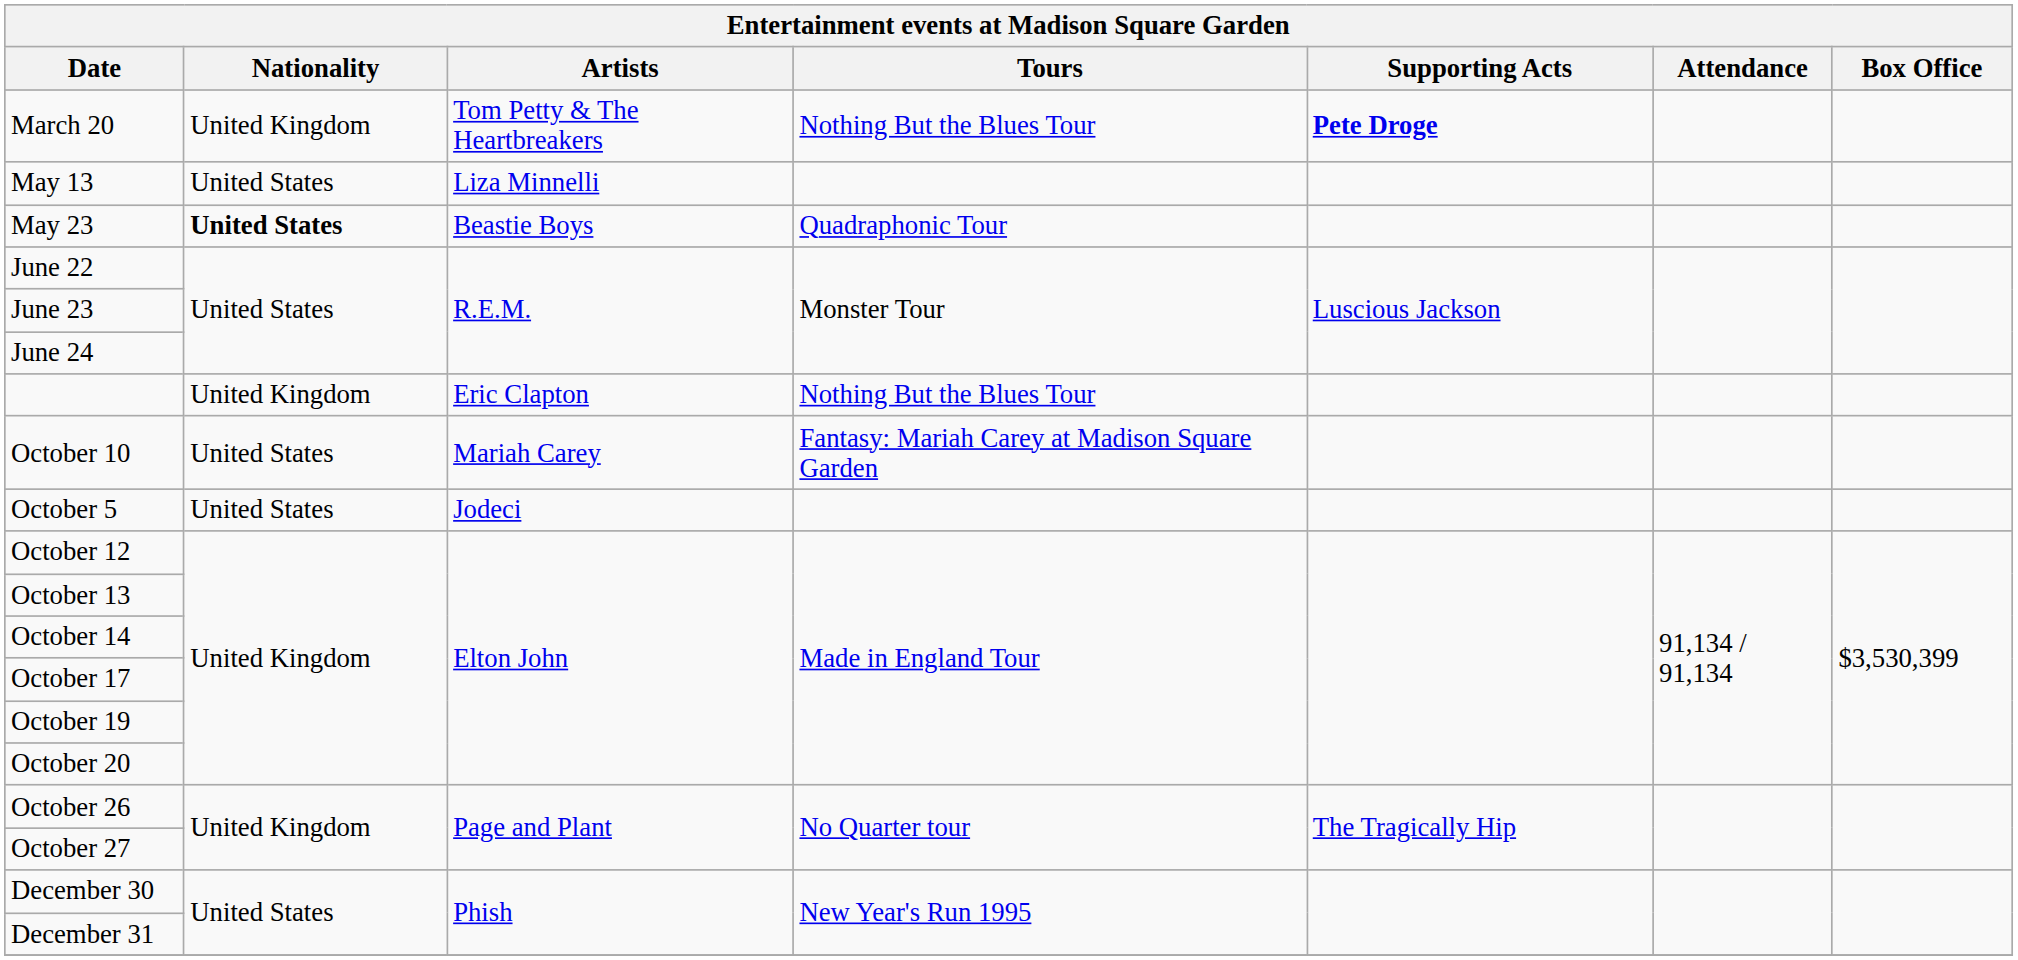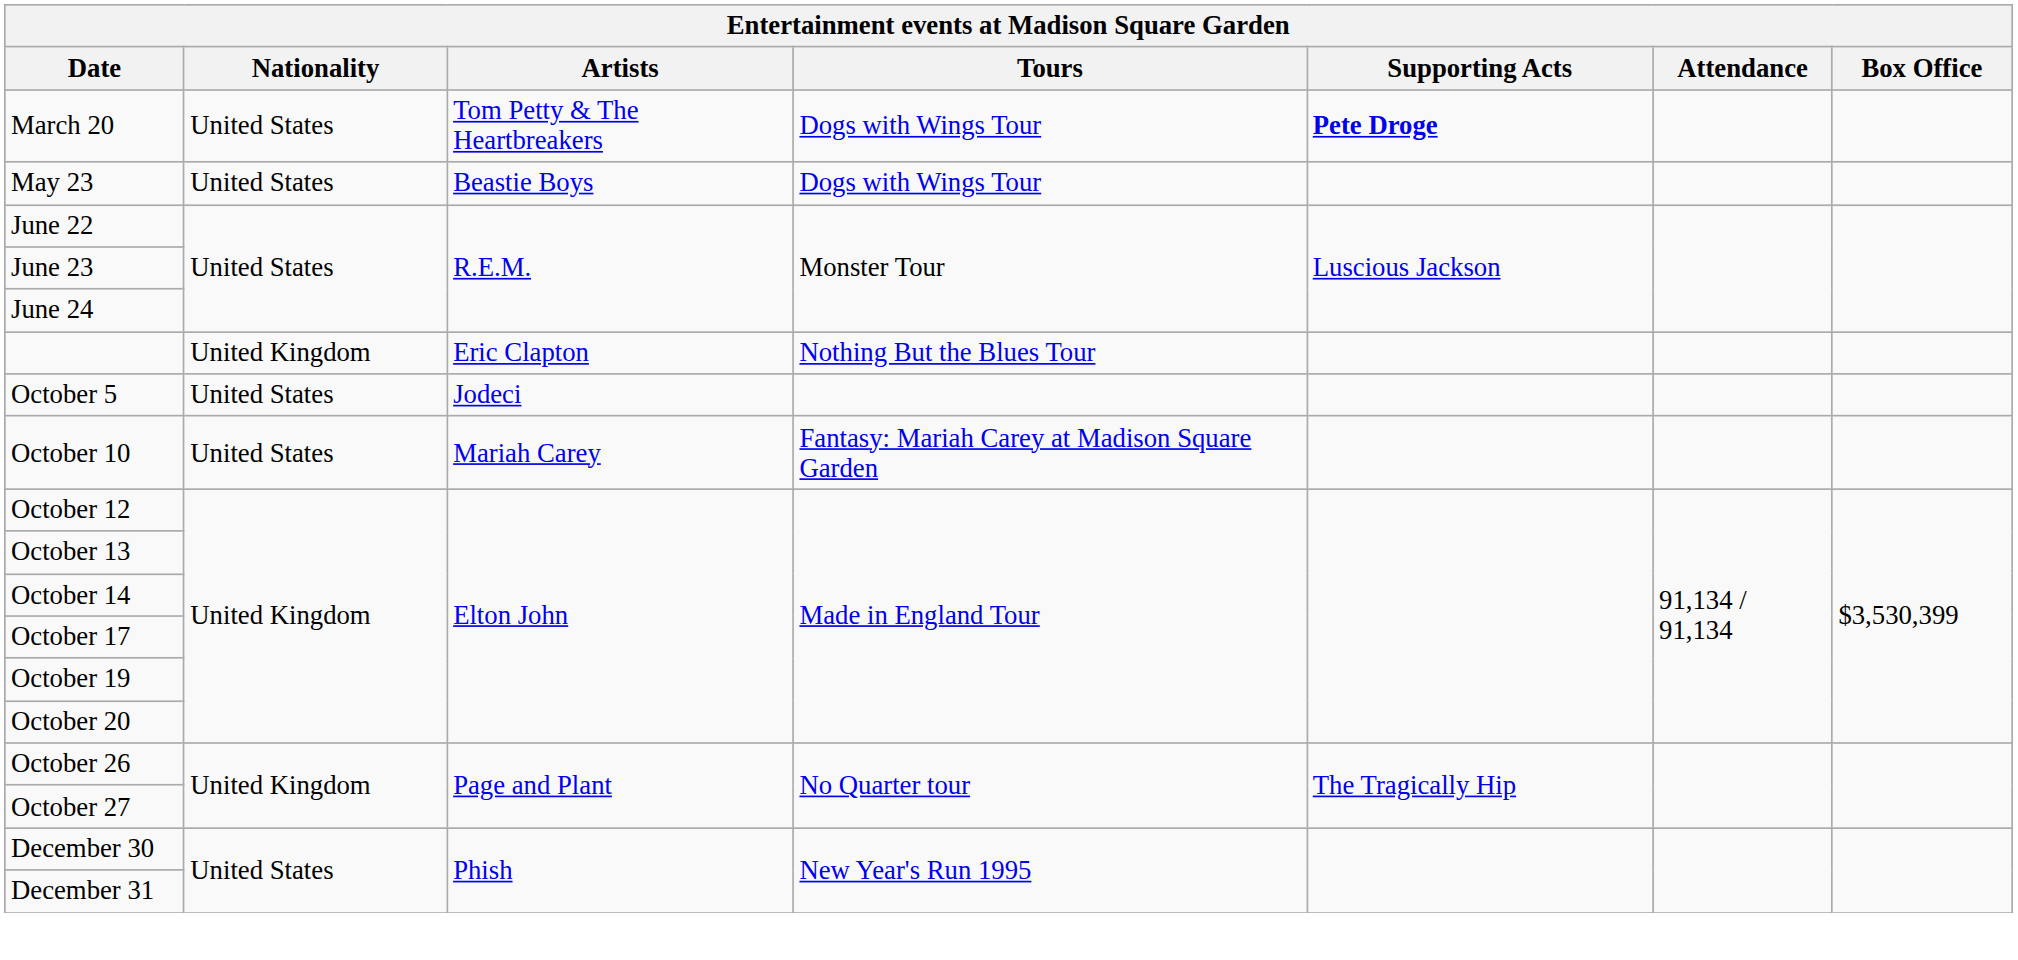(280, 125) United Kingdom -> (262, 125) United States
(947, 125) Nothing But the Blues Tour -> (920, 125) Dogs with Wings Tour
- row: (52, 182)
(266, 225) bold -> (262, 182) normal
(903, 225) Quadraphonic Tour -> (920, 182) Dogs with Wings Tour
rows swapped: (64, 509) <-> (71, 452)
